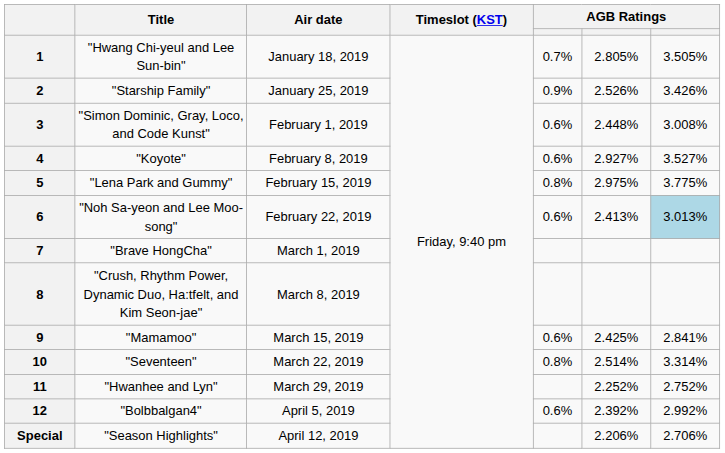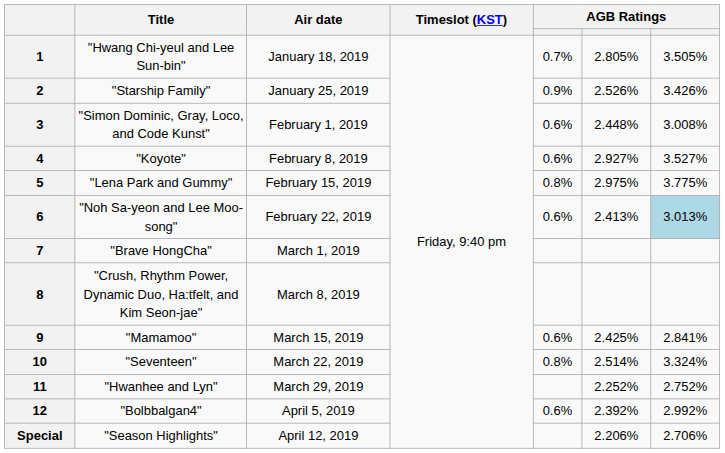(685, 362) 3.314% -> (685, 362) 3.324%
